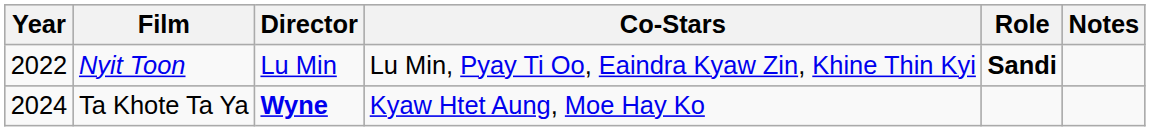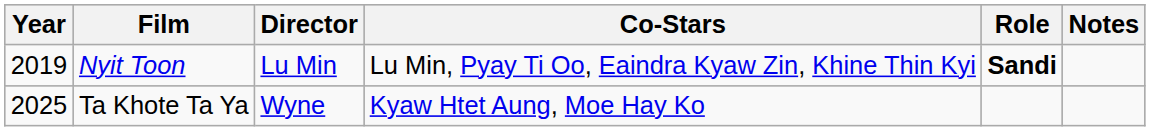(39, 65) 2022 -> (39, 65) 2019
(39, 105) 2024 -> (39, 105) 2025
(294, 105) bold -> (293, 105) normal
